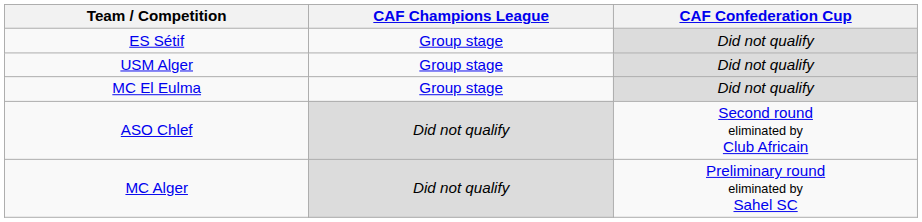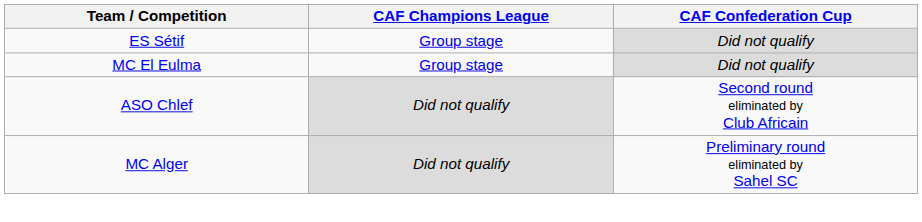- row: (157, 64)
